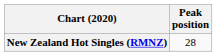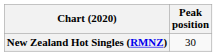(190, 42) 28 -> (190, 42) 30
